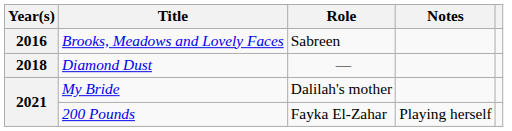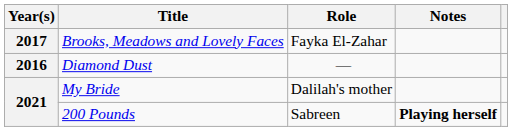(31, 41) 2016 -> (31, 41) 2017
(316, 41) Sabreen -> (339, 41) Fayka El-Zahar
(31, 65) 2018 -> (31, 65) 2016
(339, 114) Fayka El-Zahar -> (316, 114) Sabreen
(445, 114) normal -> (448, 114) bold
